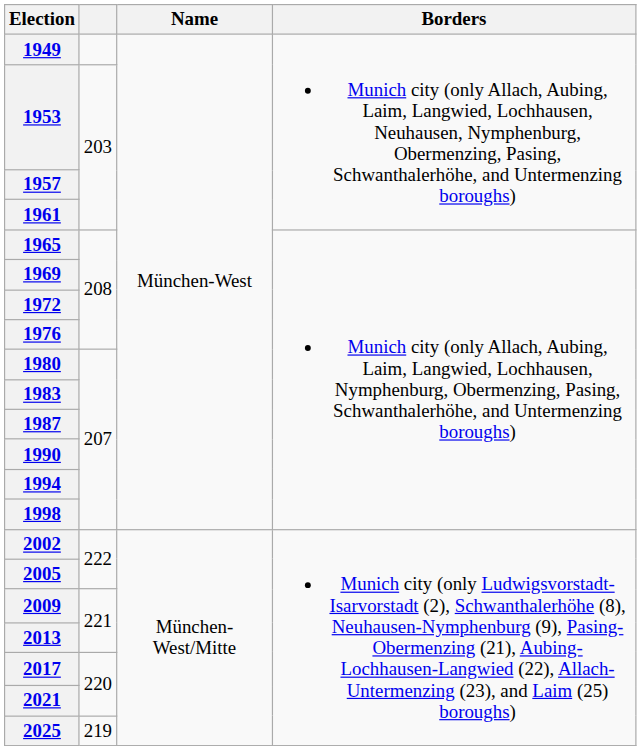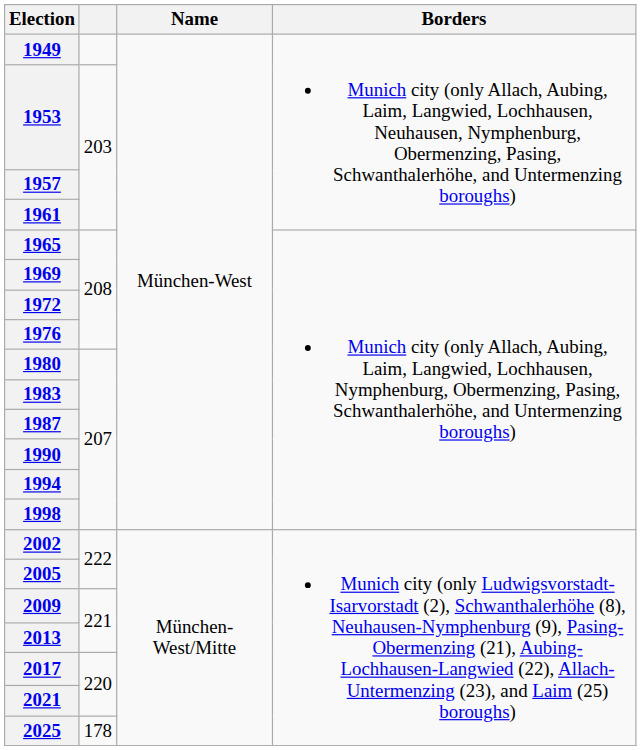(98, 730) 219 -> (98, 730) 178
